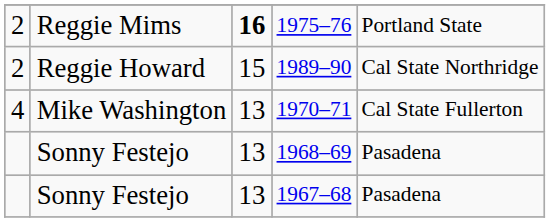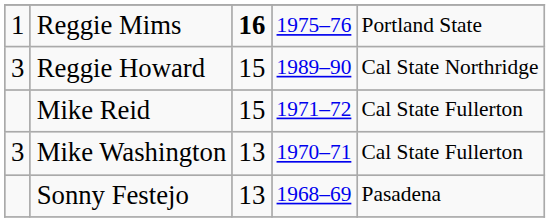(18, 25) 2 -> (18, 25) 1
(18, 68) 2 -> (18, 68) 3
+ row: (314, 110)
(18, 110) 4 -> (18, 152) 3
- row: (314, 195)
